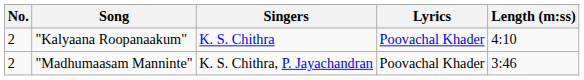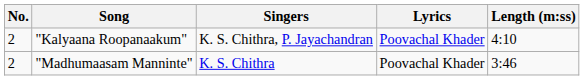(237, 40) K. S. Chithra -> (286, 40) K. S. Chithra, P. Jayachandran
(286, 63) K. S. Chithra, P. Jayachandran -> (237, 63) K. S. Chithra
